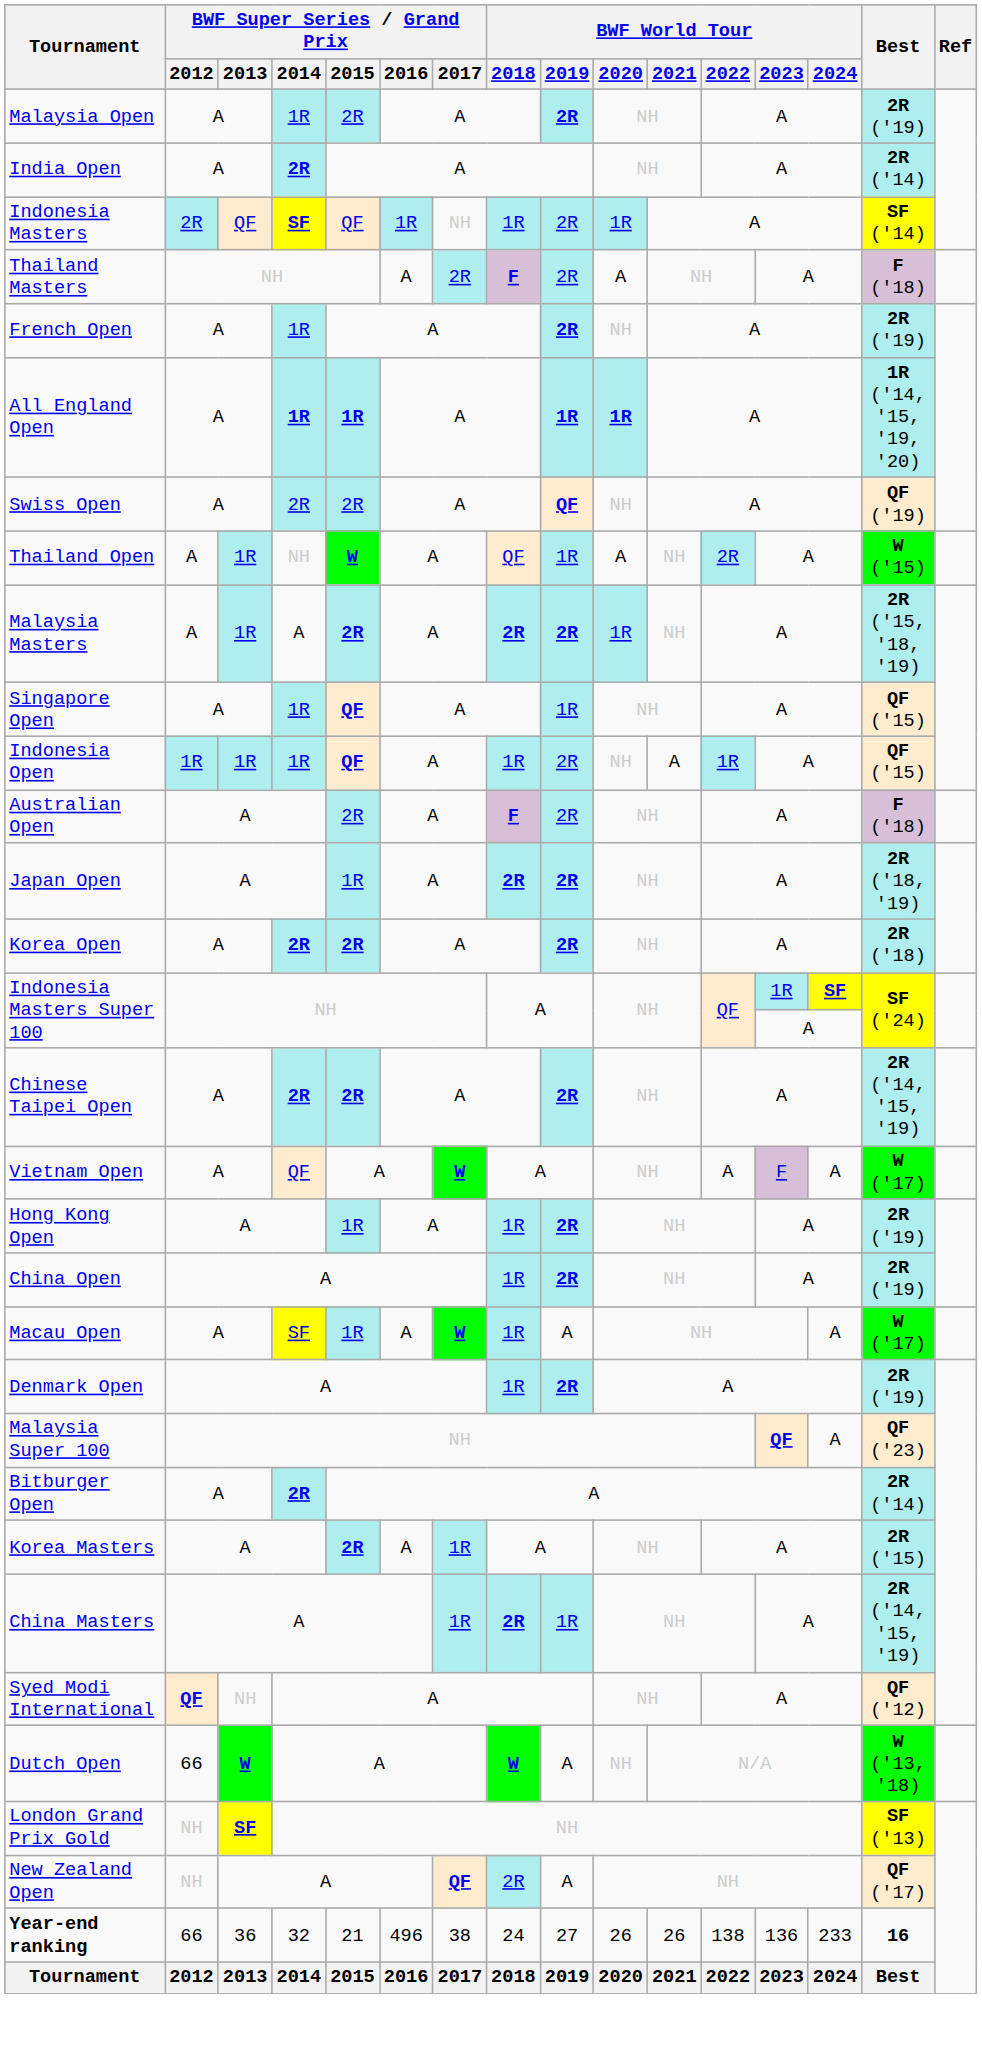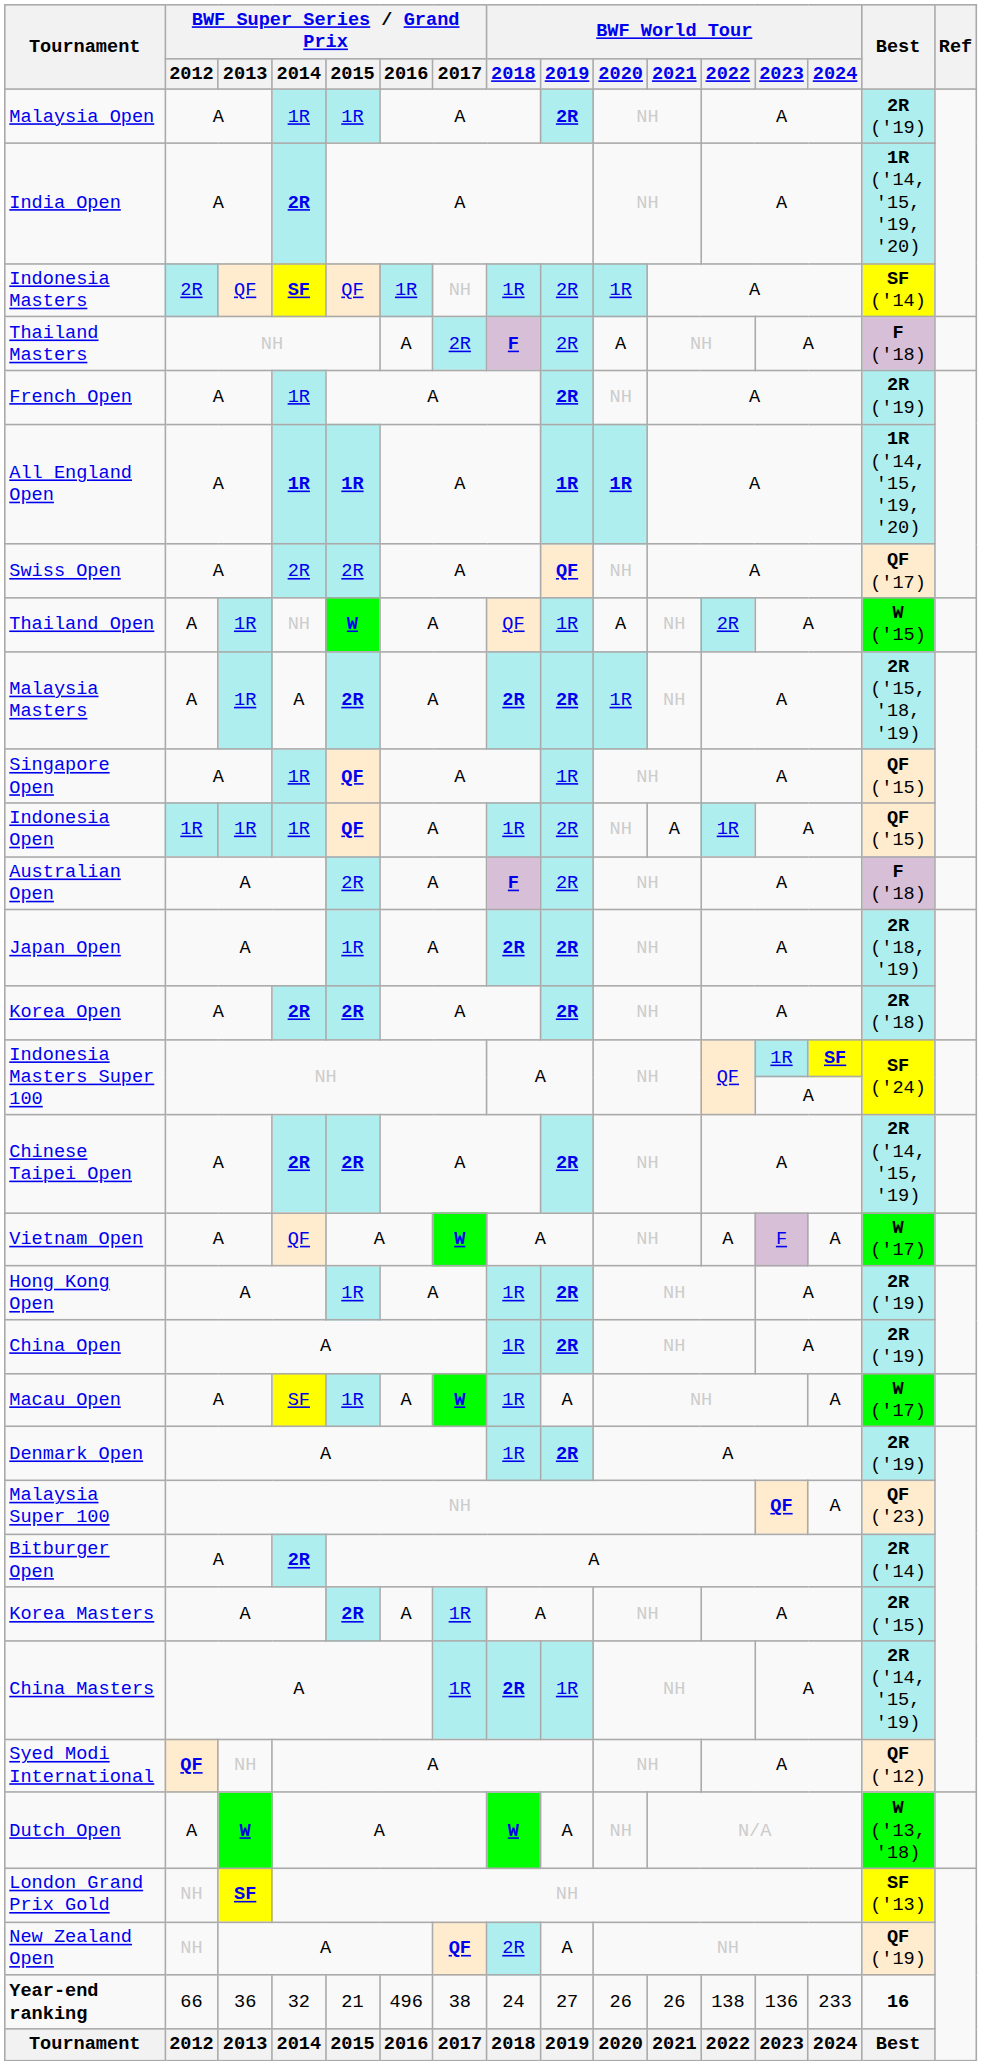(352, 116) 2R -> (352, 116) 1R
(898, 170) 2R ('14) -> (898, 203) 1R ('14, '15, '19, '20)
(898, 504) QF ('19) -> (898, 571) QF ('17)
(191, 1763) 66 -> (191, 1830) A
(898, 1882) QF ('17) -> (898, 1948) QF ('19)
